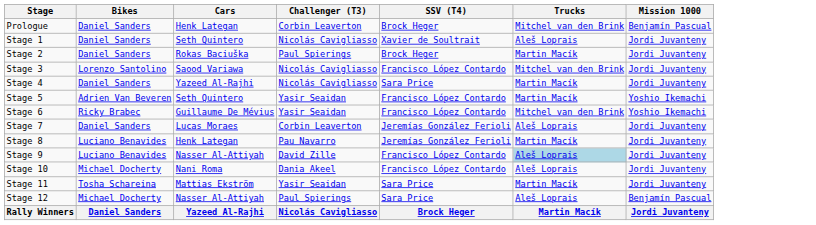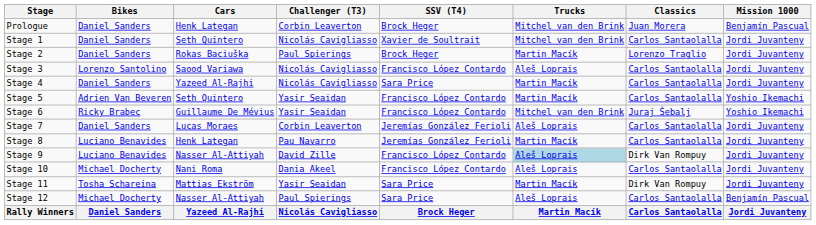+ column: (675, 12)
(546, 40) Aleš Loprais -> (570, 40) Mitchel van den Brink
(570, 69) Mitchel van den Brink -> (546, 69) Aleš Loprais
